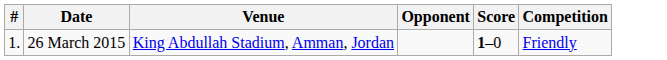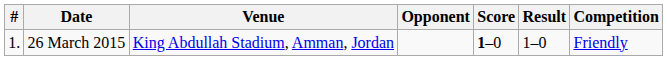+ column: (544, 17)
